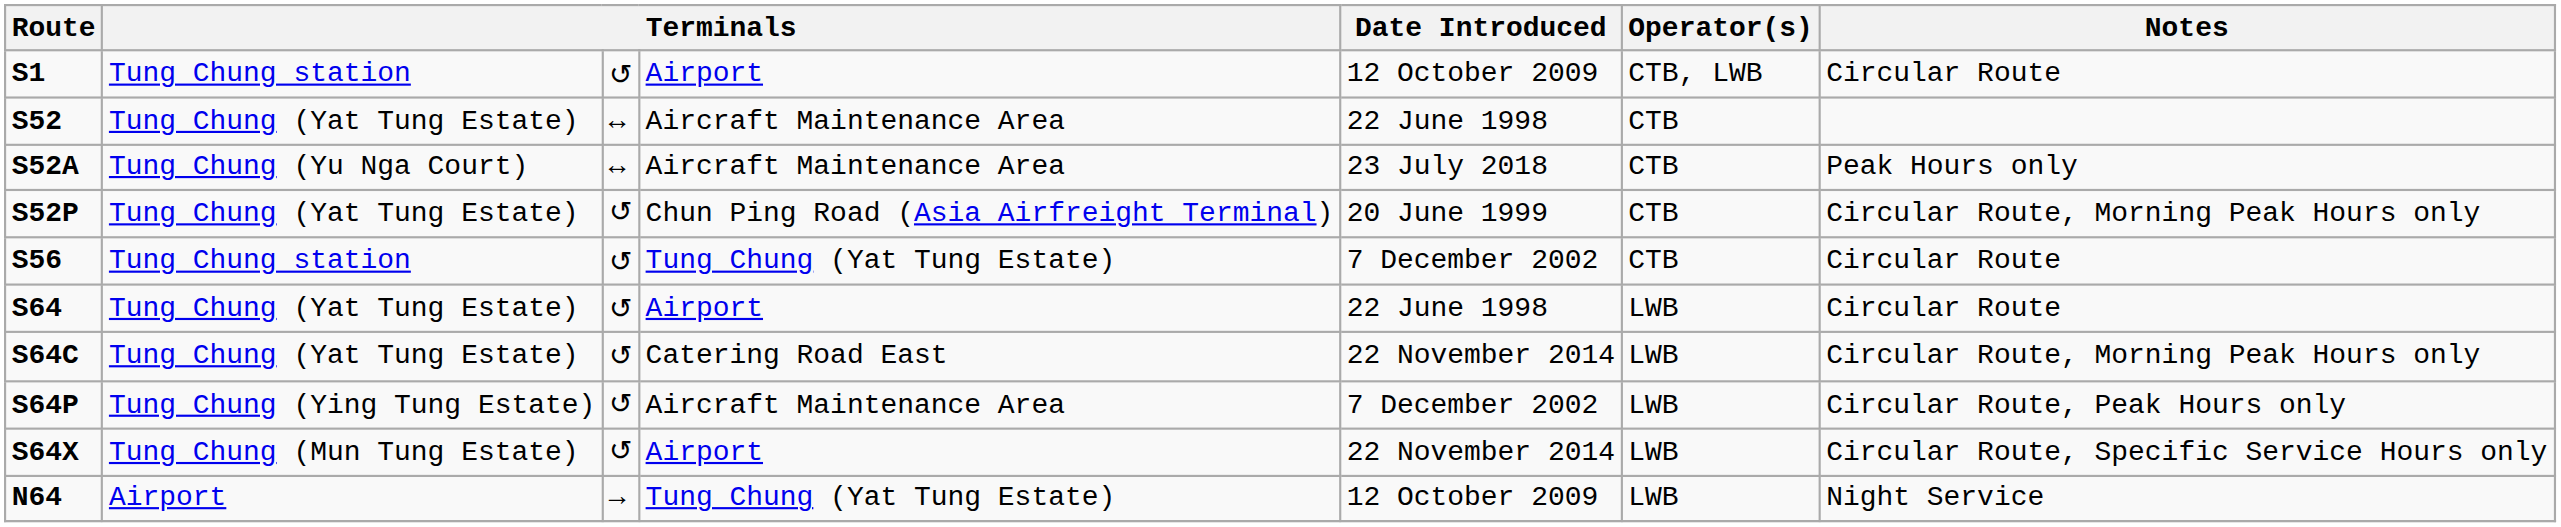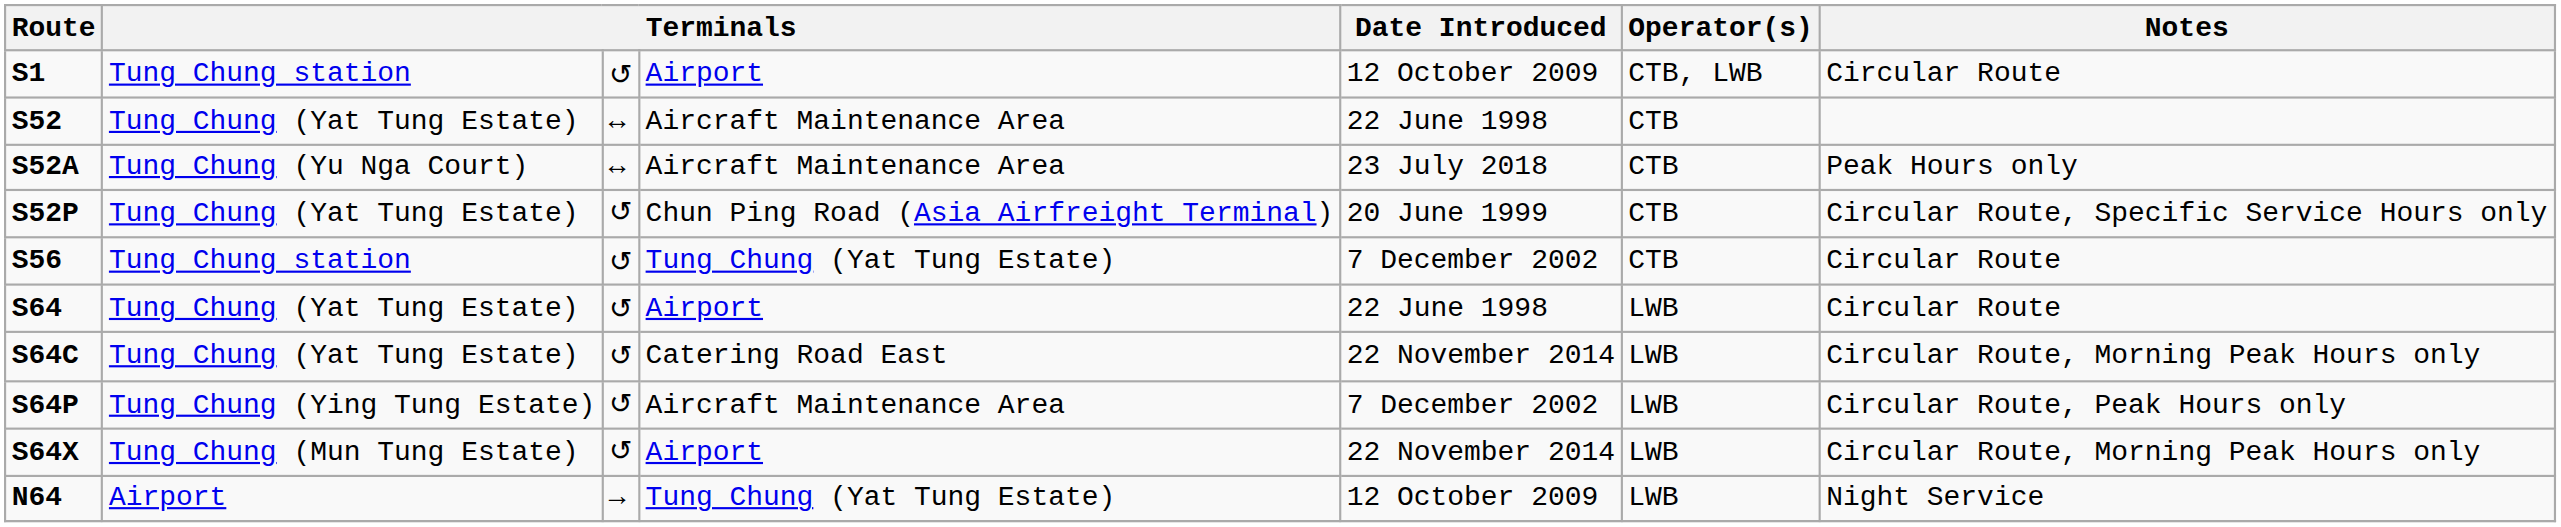(2153, 213) Circular Route, Morning Peak Hours only -> (2187, 213) Circular Route, Specific Service Hours only
(2187, 452) Circular Route, Specific Service Hours only -> (2153, 452) Circular Route, Morning Peak Hours only
